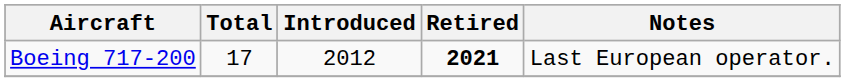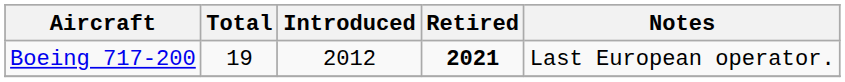(239, 59) 17 -> (239, 59) 19
